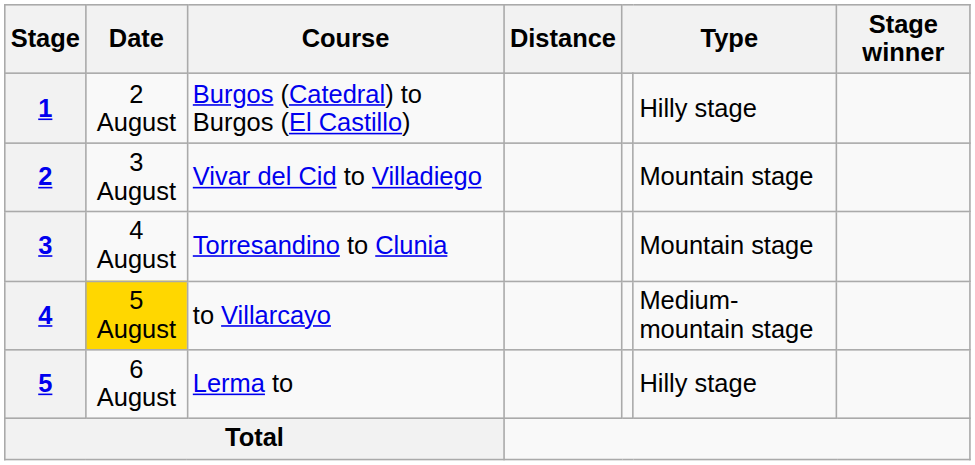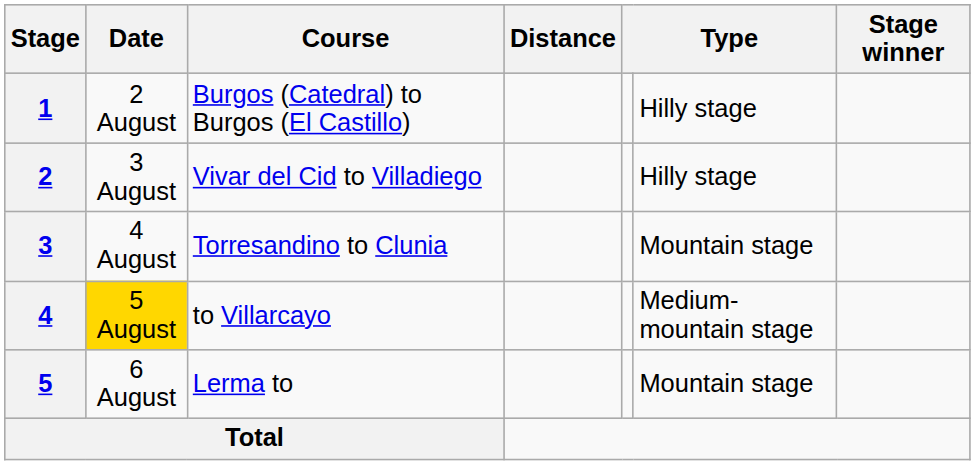(726, 176) Mountain stage -> (698, 176) Hilly stage
(698, 383) Hilly stage -> (726, 383) Mountain stage
